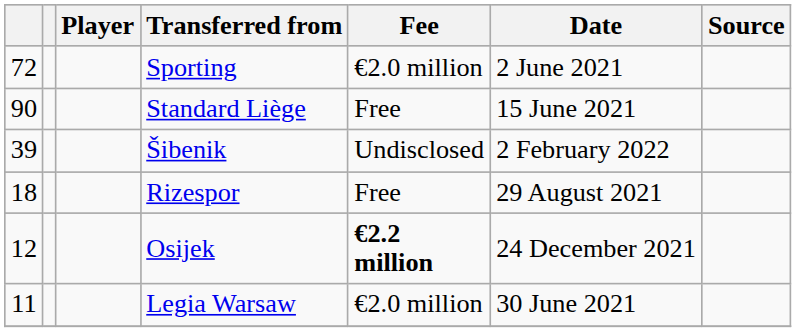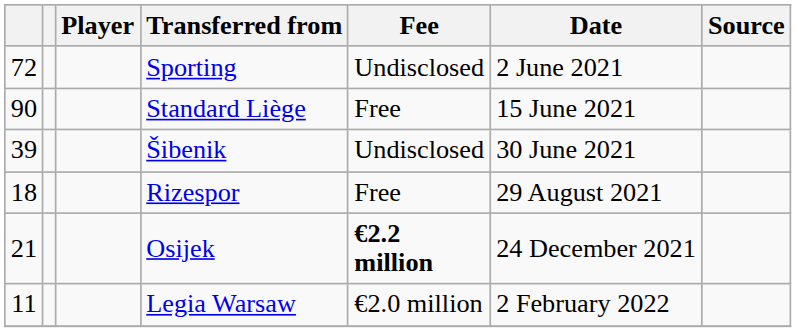(419, 66) €2.0 million -> (419, 66) Undisclosed
(583, 150) 2 February 2022 -> (566, 150) 30 June 2021
(24, 248) 12 -> (24, 248) 21
(566, 304) 30 June 2021 -> (583, 304) 2 February 2022
